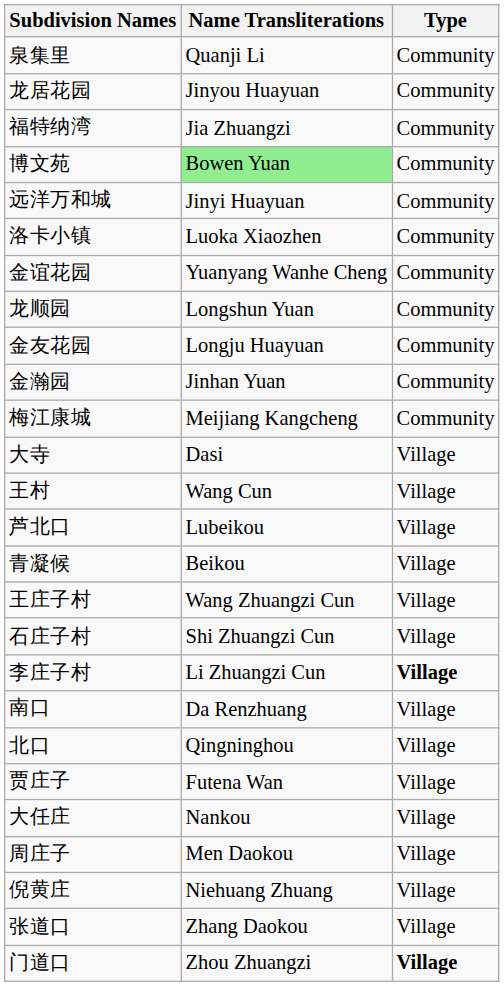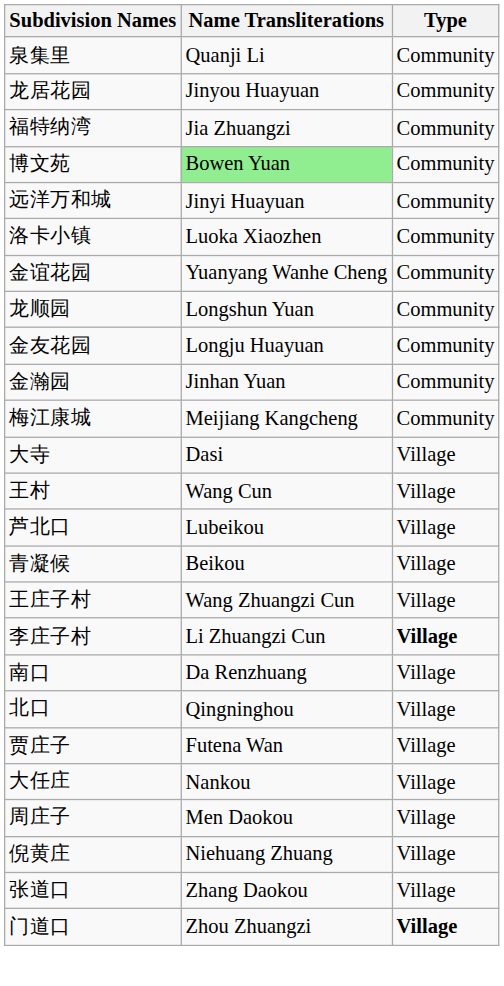- row: (50, 635)
